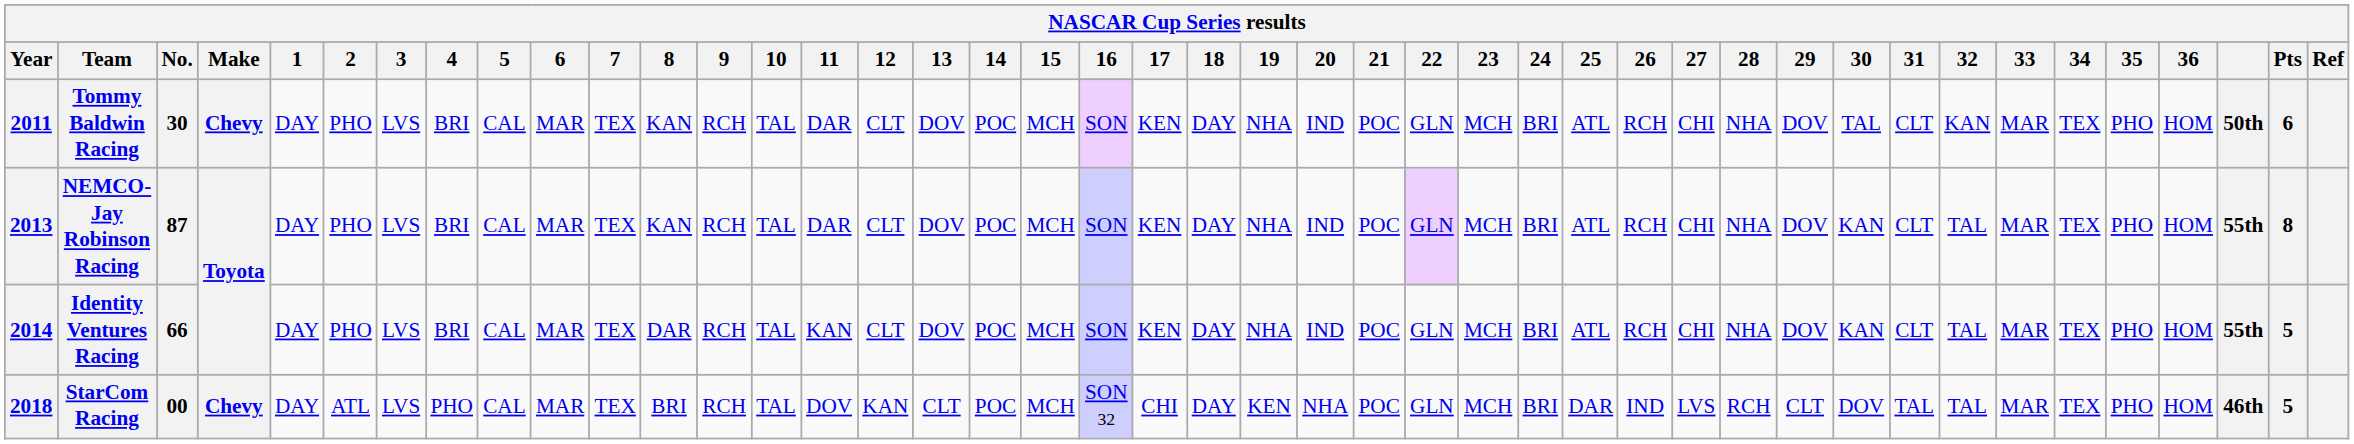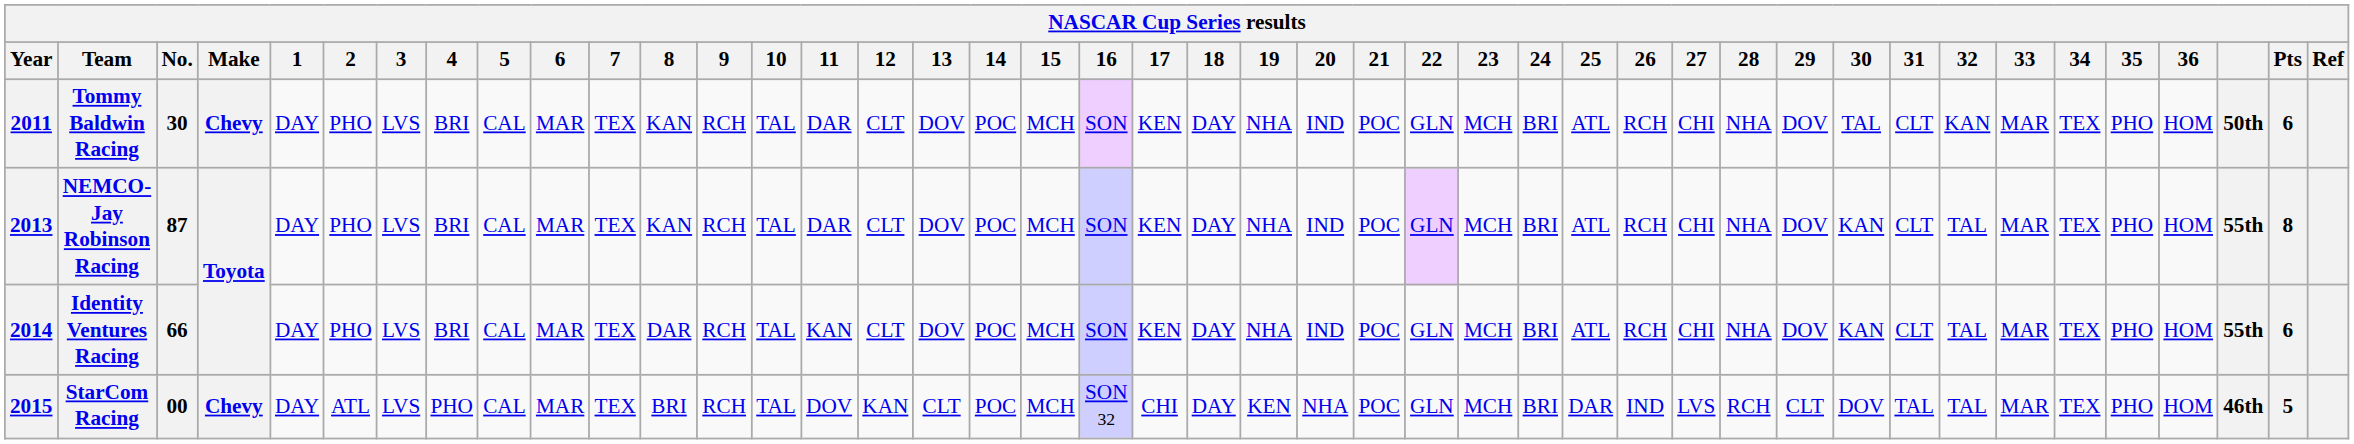(2288, 329) 5 -> (2288, 329) 6
(31, 405) 2018 -> (31, 405) 2015
